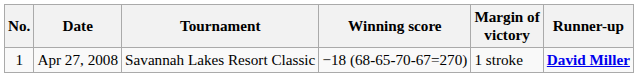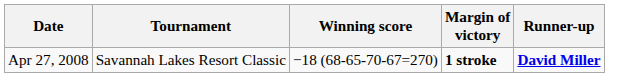- column: (19, 26)
(499, 60) normal -> (471, 60) bold
